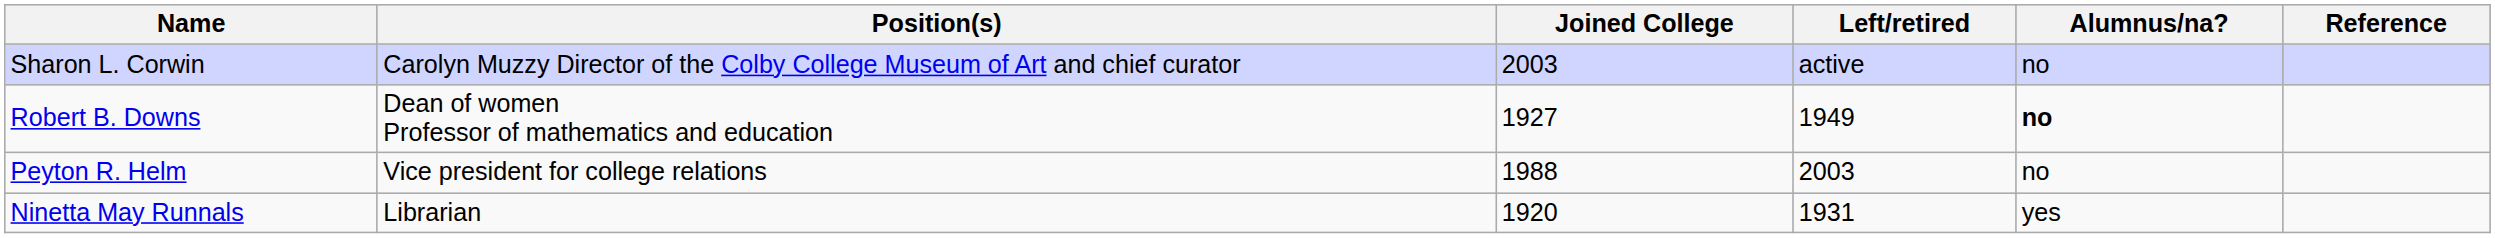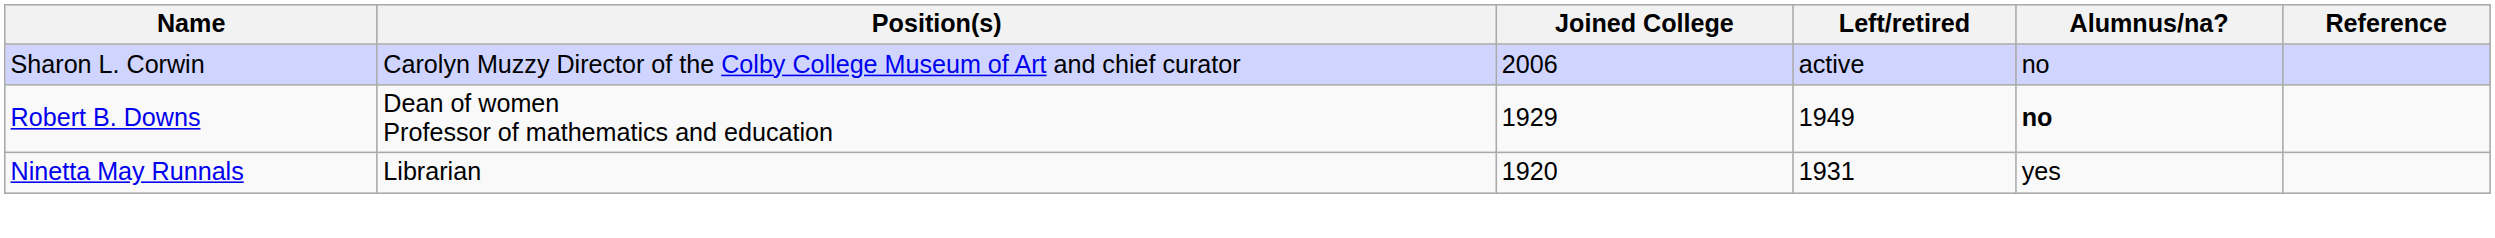(1530, 64) 2003 -> (1530, 64) 2006
(1530, 118) 1927 -> (1530, 118) 1929
- row: (99, 172)
